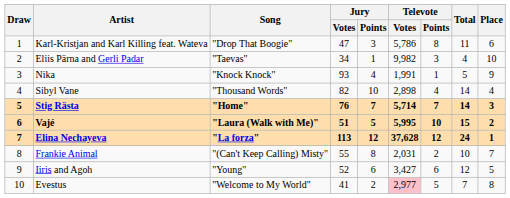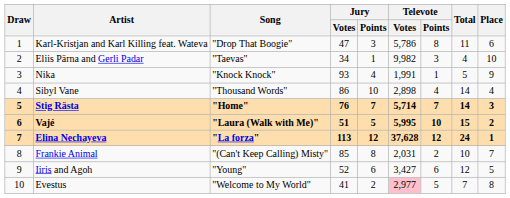(344, 91) 82 -> (344, 91) 86
(344, 153) 55 -> (344, 153) 85
